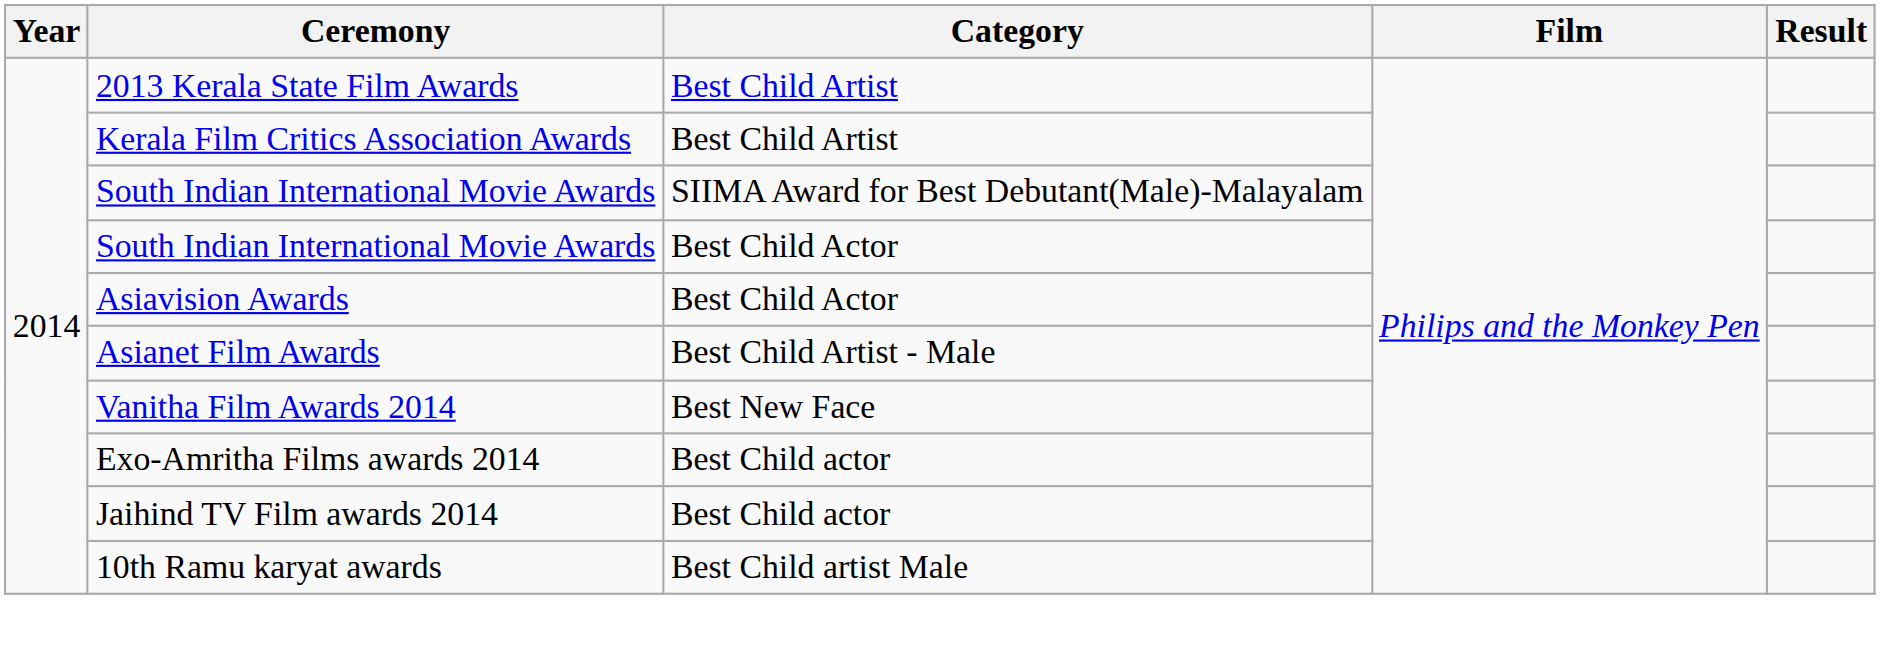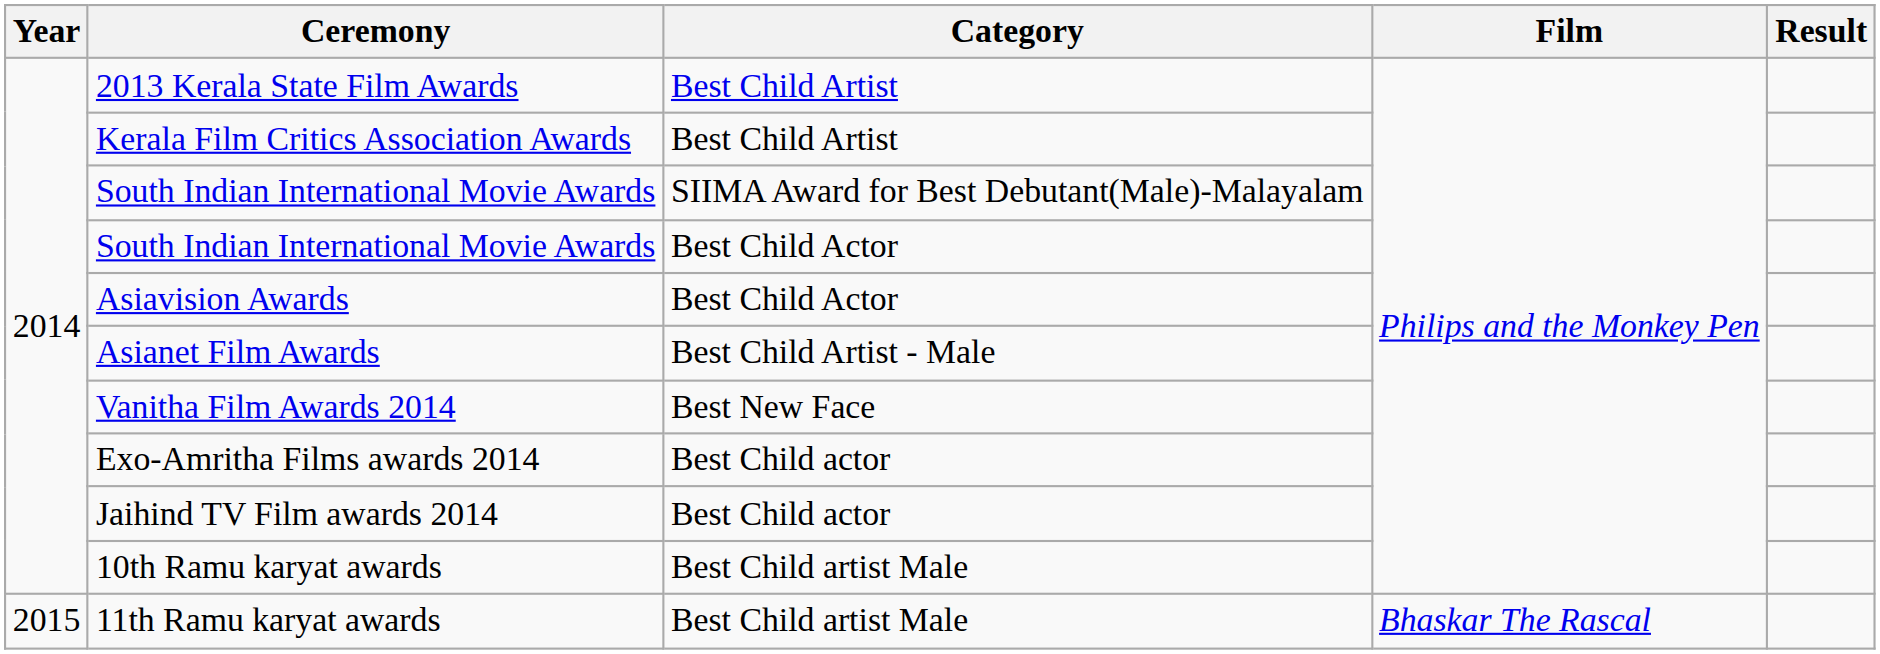+ row: (268, 620)
